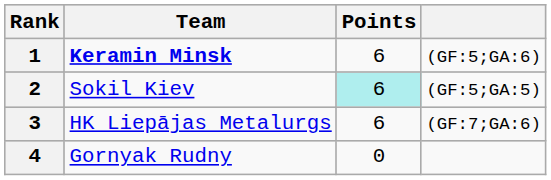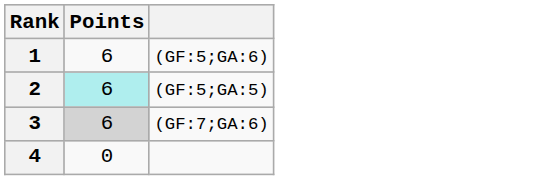- column: (201, 22)
(379, 123) no background -> (107, 123) lightgrey background
